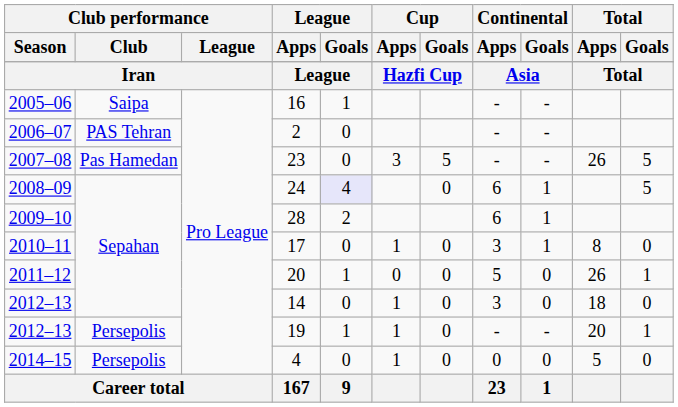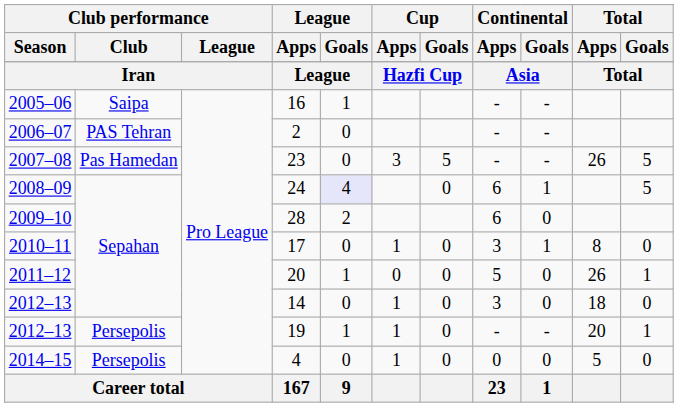(547, 217) 1 -> (547, 217) 0
